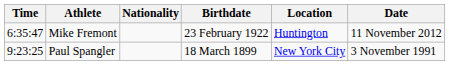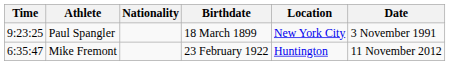rows swapped: (83, 32) <-> (82, 51)
